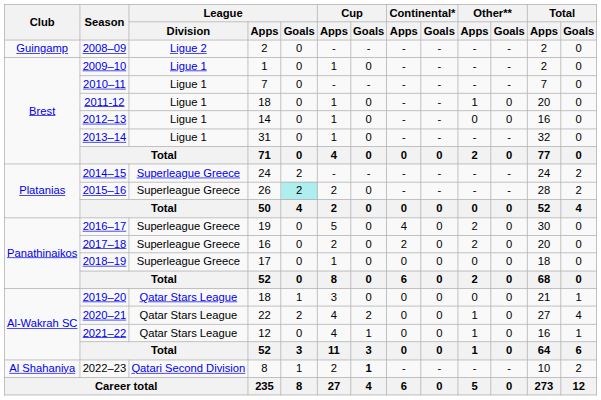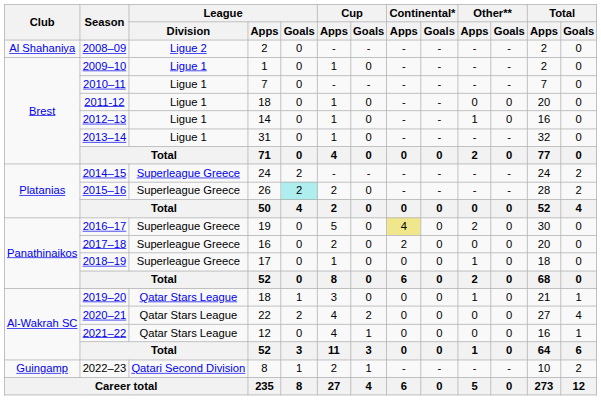(42, 48) Guingamp -> (42, 48) Al Shahaniya
(475, 102) 1 -> (475, 102) 0
(475, 119) 0 -> (475, 119) 1
(404, 226) no background -> (404, 226) khaki background
(475, 244) 2 -> (475, 244) 0
(475, 262) 0 -> (475, 262) 1
(475, 297) 0 -> (475, 297) 1
(475, 315) 1 -> (475, 315) 0
(475, 333) 1 -> (475, 333) 0
(42, 368) Al Shahaniya -> (42, 368) Guingamp
(369, 368) bold -> (369, 368) normal
